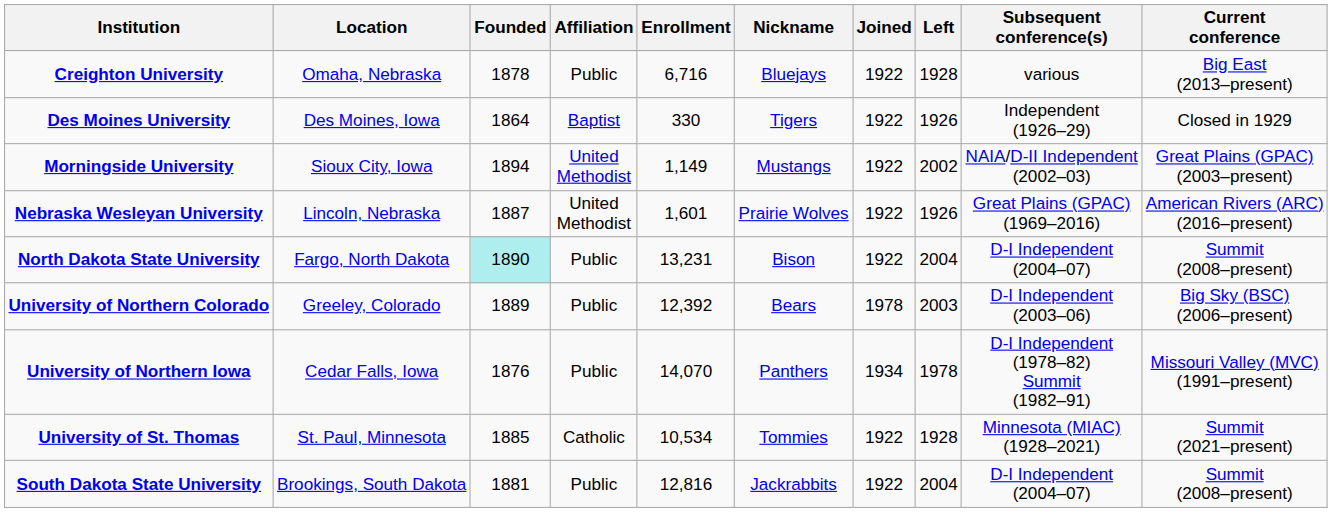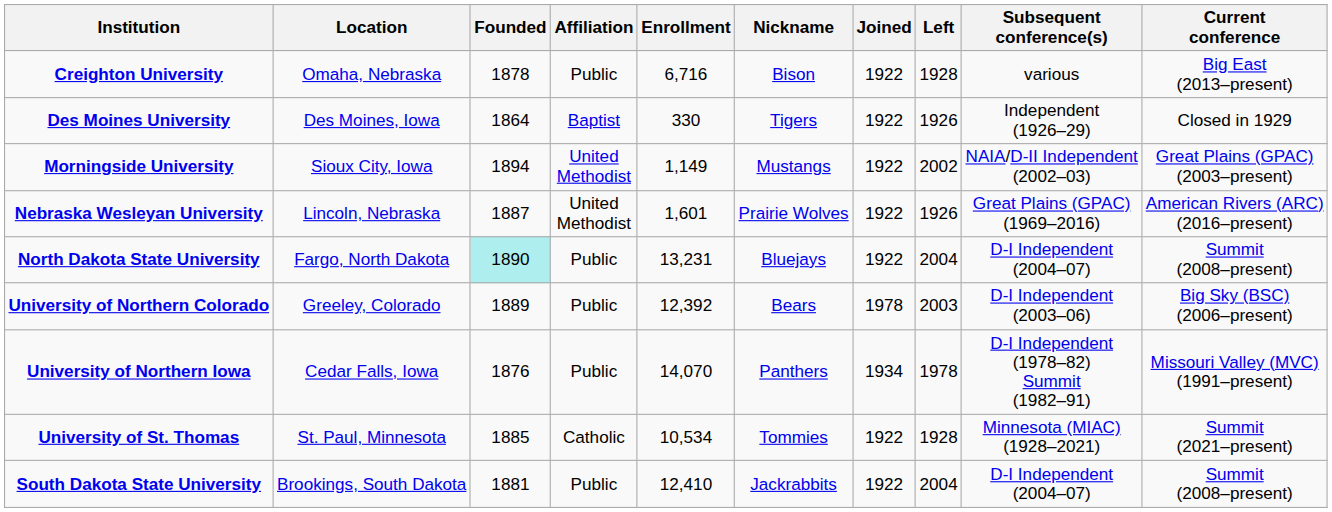(794, 74) Bluejays -> (794, 74) Bison
(794, 259) Bison -> (794, 259) Bluejays
(686, 483) 12,816 -> (686, 483) 12,410
